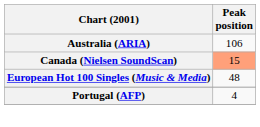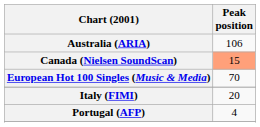(234, 78) 48 -> (234, 78) 70
+ row: (109, 95)
